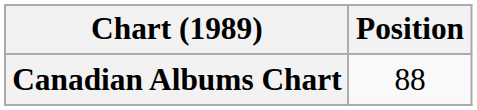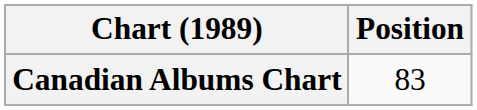(410, 79) 88 -> (410, 79) 83
